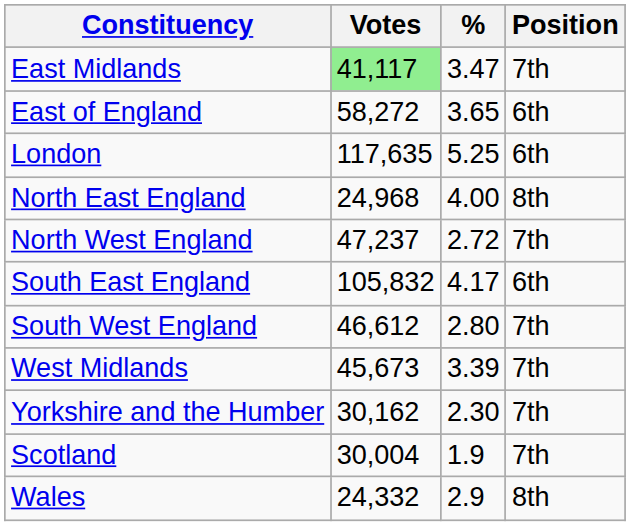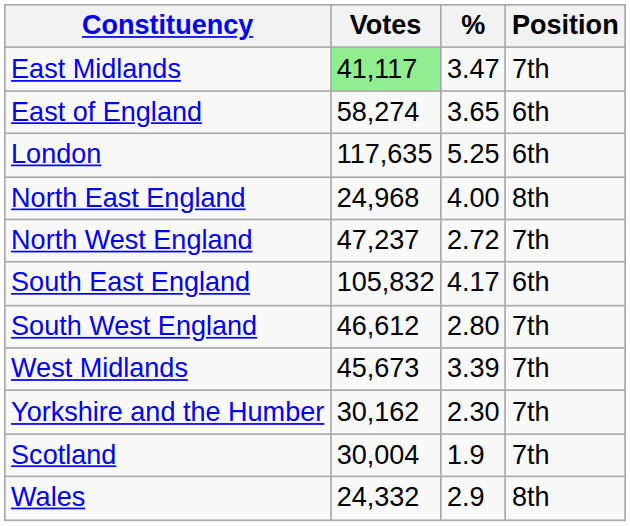(378, 111) 58,272 -> (378, 111) 58,274
